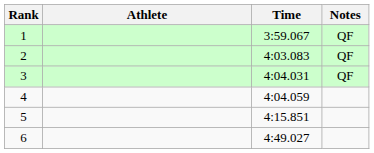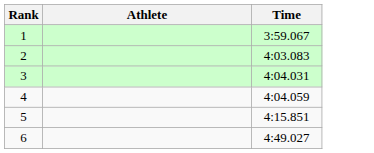- column: (345, 14)
